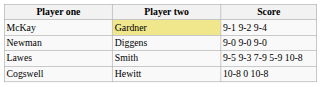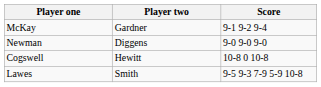(131, 27) khaki background -> (131, 27) no background
rows swapped: (19, 58) <-> (25, 74)
